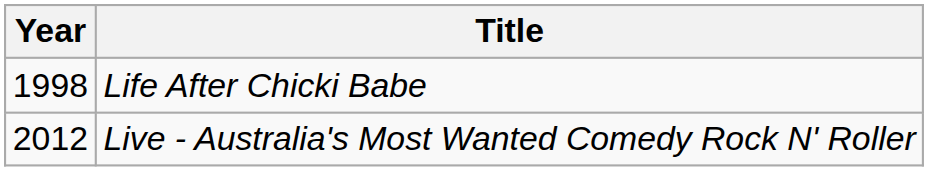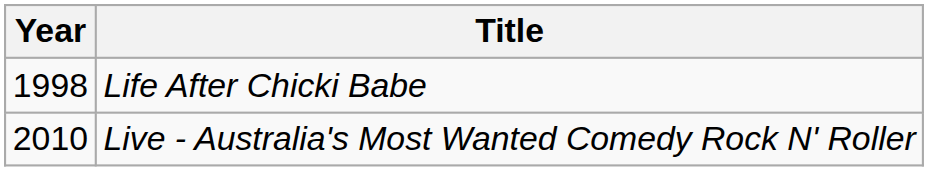(50, 138) 2012 -> (50, 138) 2010
